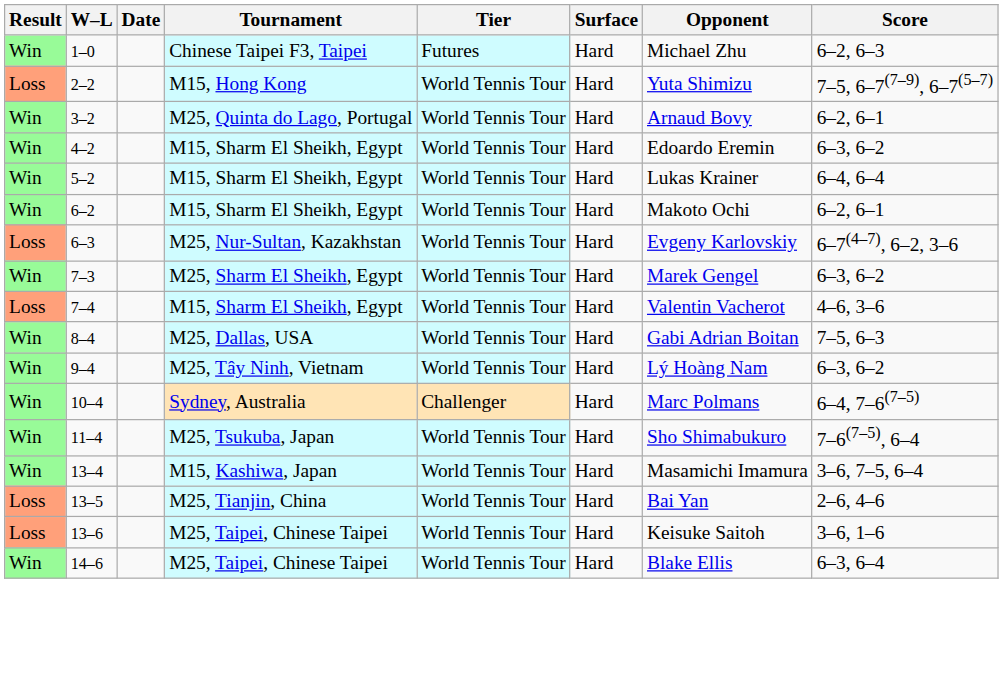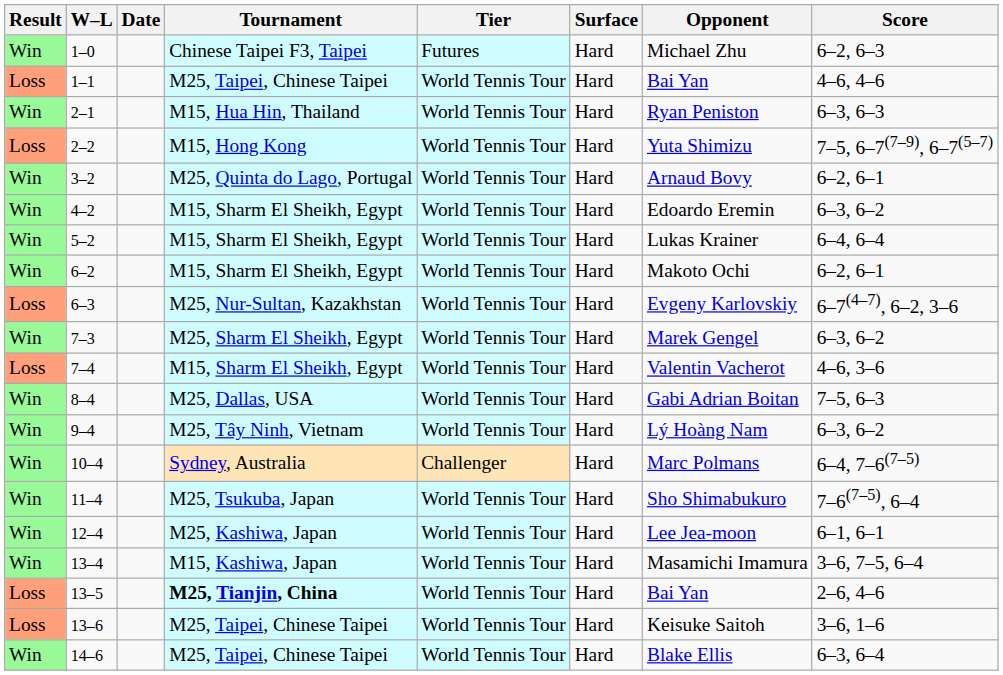+ row: (83, 82)
+ row: (83, 113)
+ row: (87, 533)
(248, 501) normal -> (253, 593) bold
